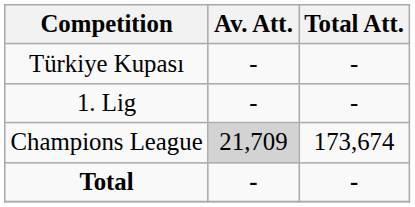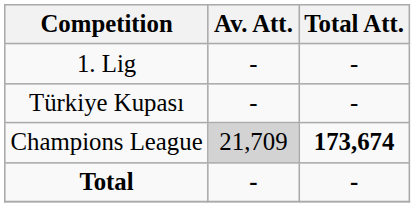rows swapped: (107, 102) <-> (107, 63)
(354, 142) normal -> (354, 142) bold
